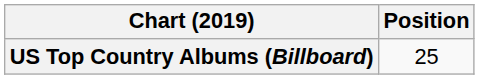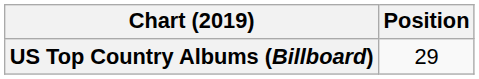(427, 56) 25 -> (427, 56) 29
